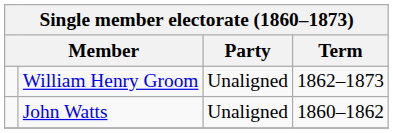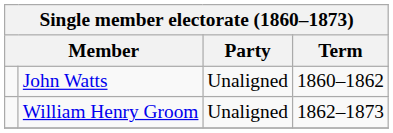rows swapped: (65, 111) <-> (111, 81)
